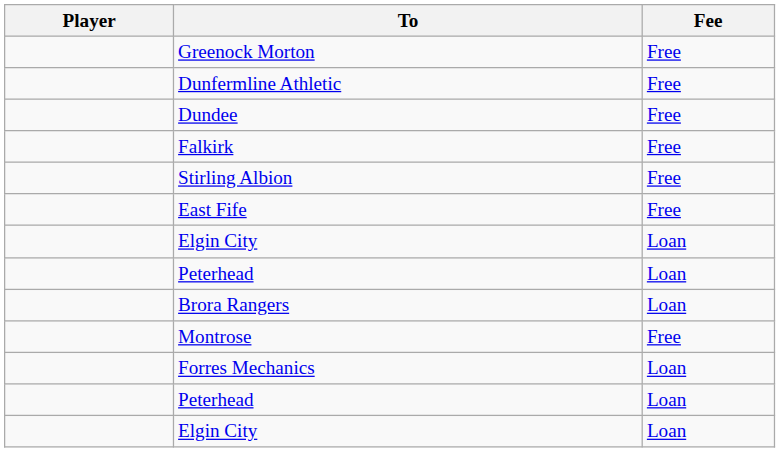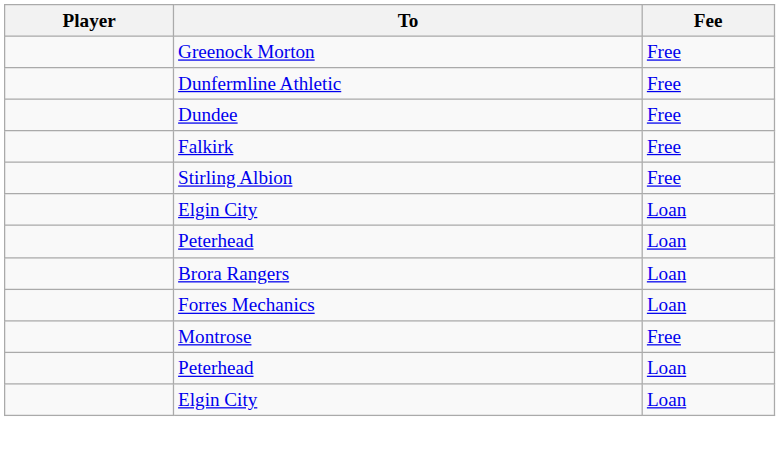- row: (212, 209)
rows swapped: (246, 367) <-> (215, 336)
